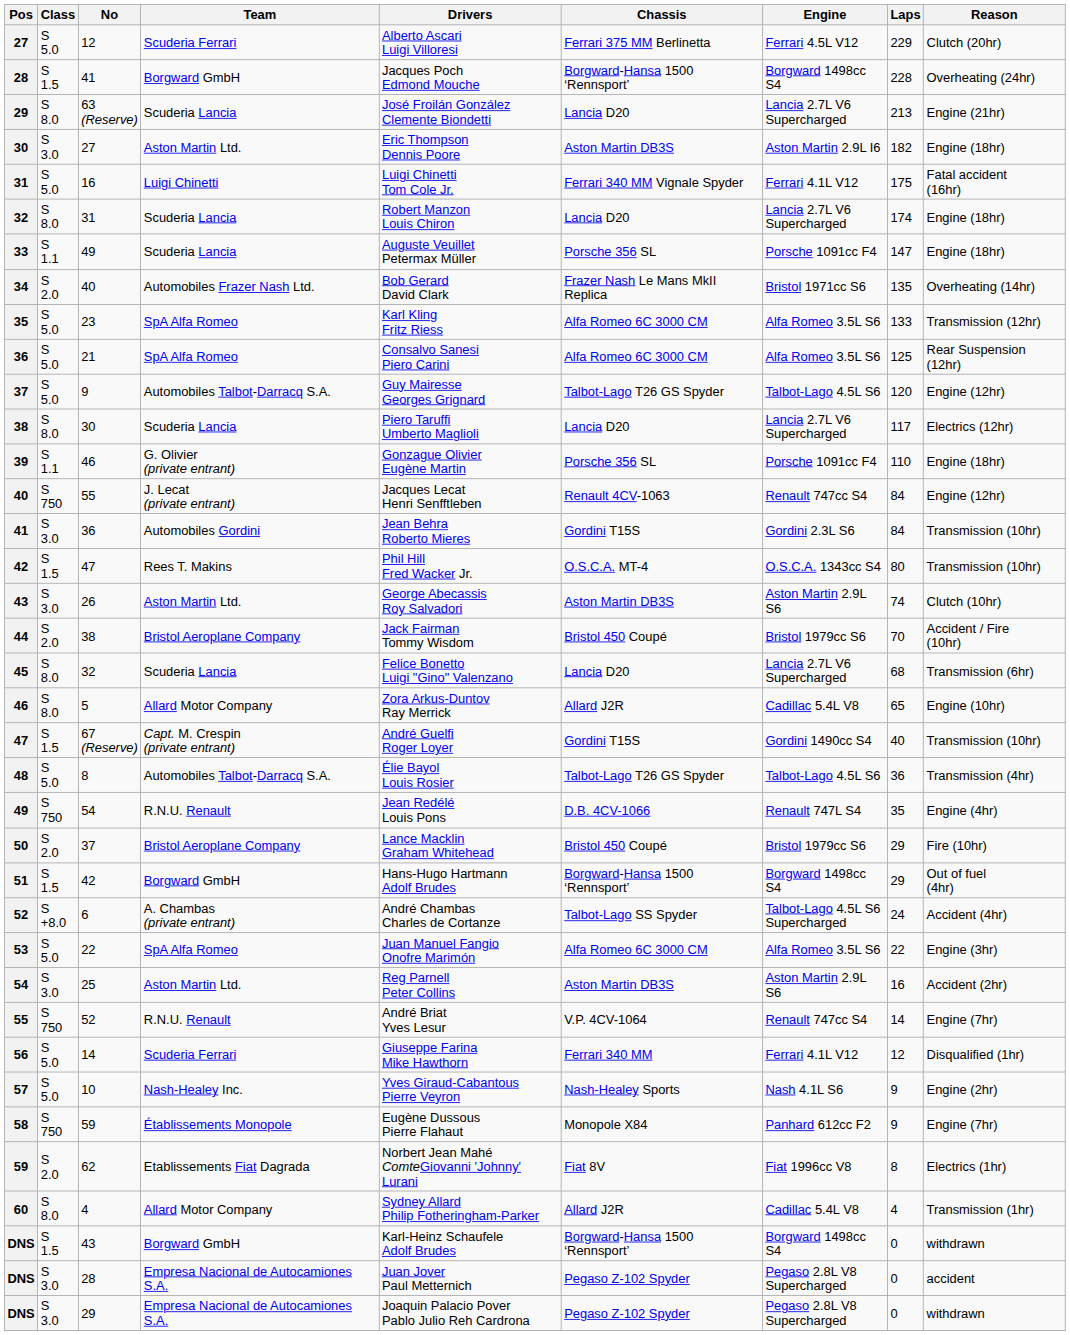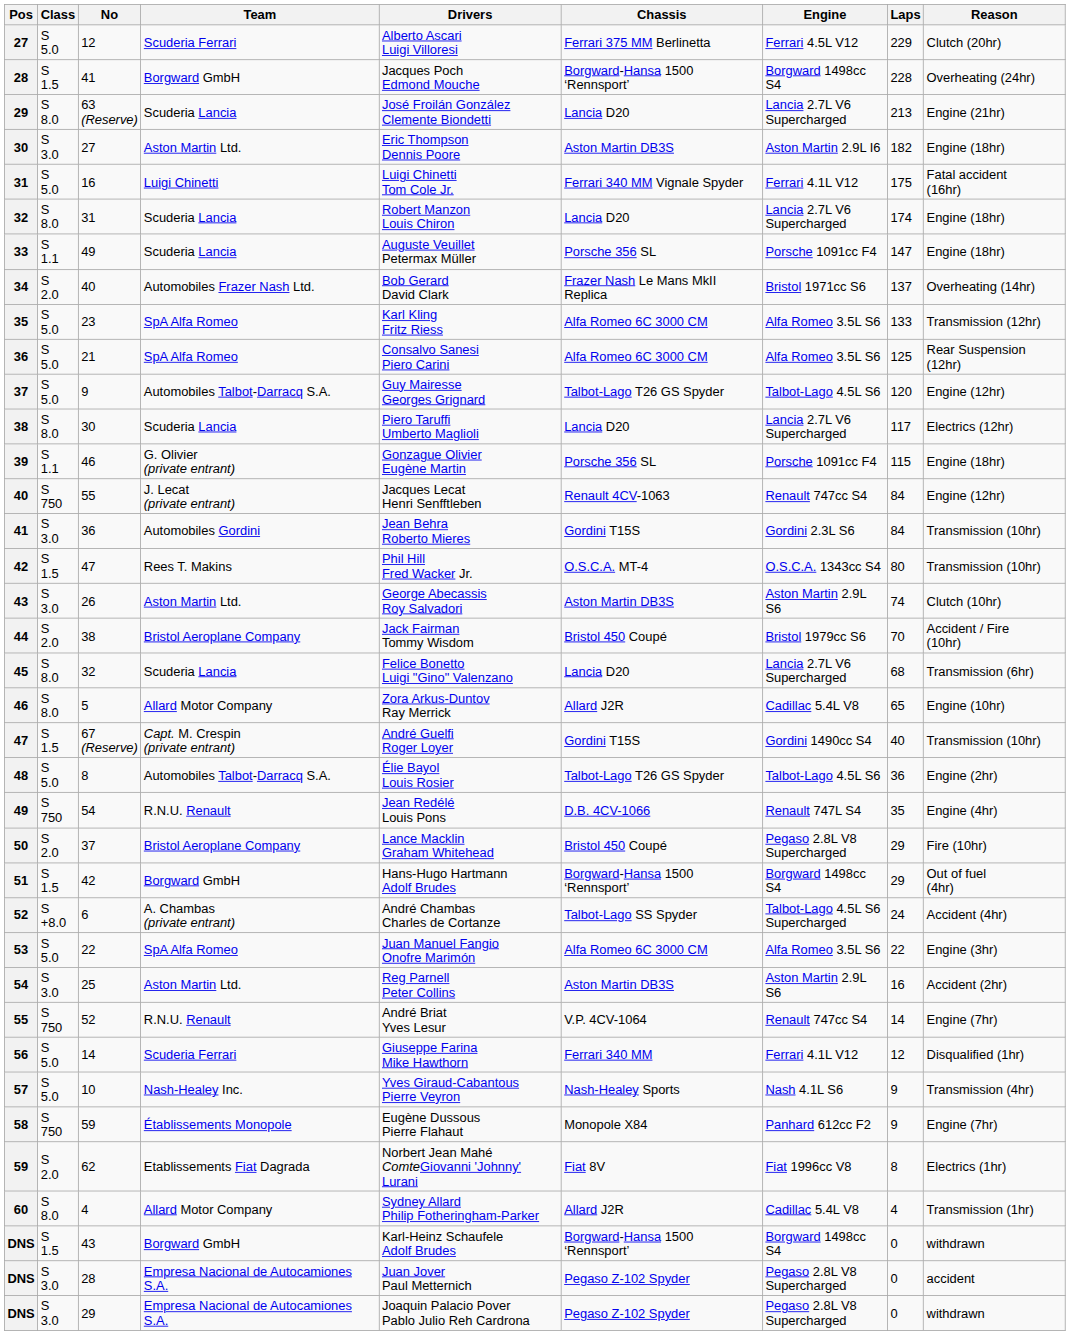(901, 287) 135 -> (901, 287) 137
(901, 461) 110 -> (901, 461) 115
(980, 775) Transmission (4hr) -> (962, 775) Engine (2hr)
(816, 845) Bristol 1979cc S6 -> (811, 845) Pegaso 2.8L V8 Supercharged
(962, 1090) Engine (2hr) -> (980, 1090) Transmission (4hr)
